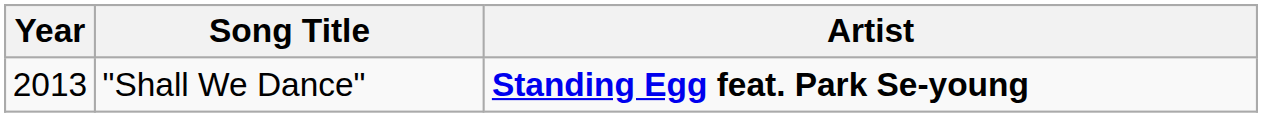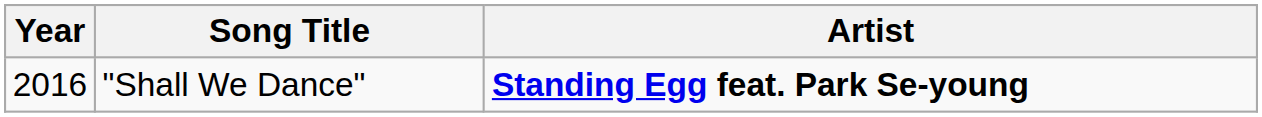(50, 84) 2013 -> (50, 84) 2016
